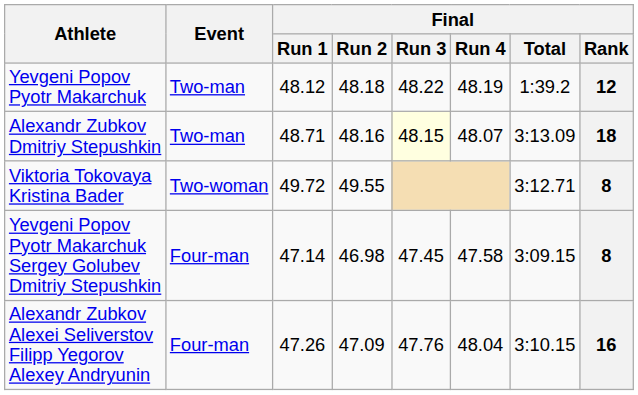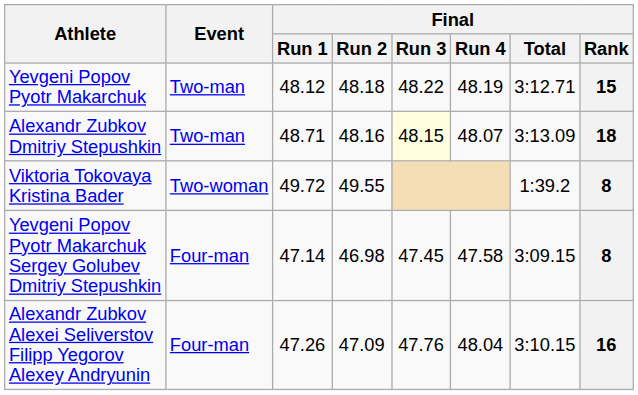(545, 87) 1:39.2 -> (545, 87) 3:12.71
(606, 87) 12 -> (606, 87) 15
(545, 186) 3:12.71 -> (545, 186) 1:39.2
